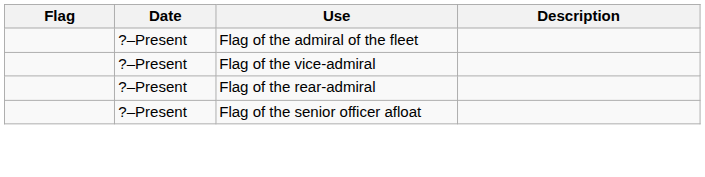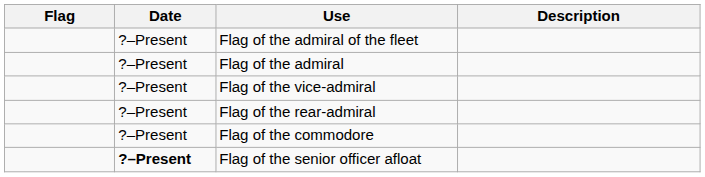+ row: (281, 64)
+ row: (297, 135)
(153, 111) normal -> (155, 159) bold
